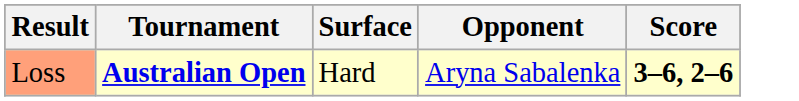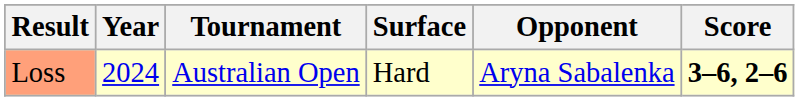+ column: (131, 27)
(204, 72) bold -> (266, 72) normal
